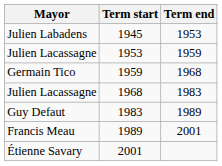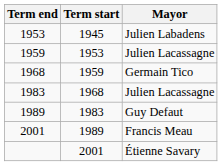columns swapped: (52, 14) <-> (189, 14)
